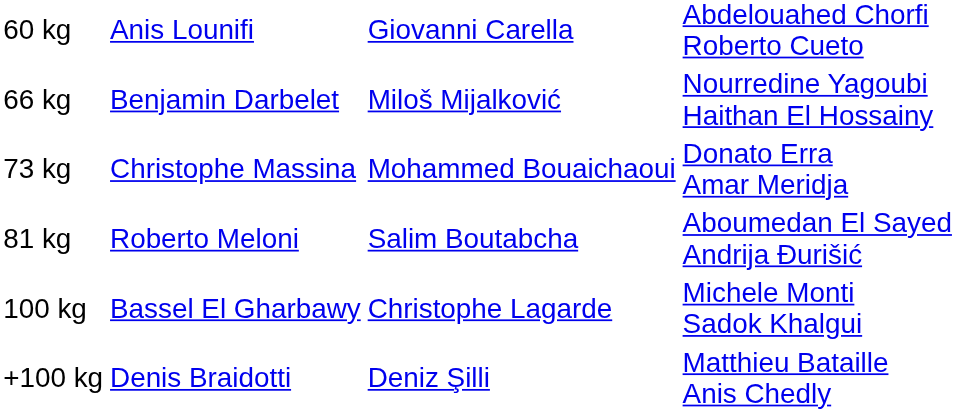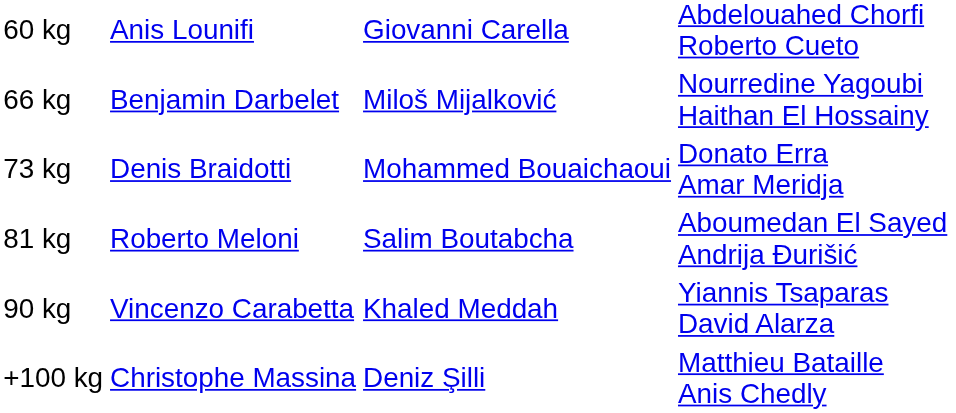(233, 169) Christophe Massina -> (201, 169) Denis Braidotti
+ row: (37, 308)
- row: (45, 308)
(201, 378) Denis Braidotti -> (233, 378) Christophe Massina
